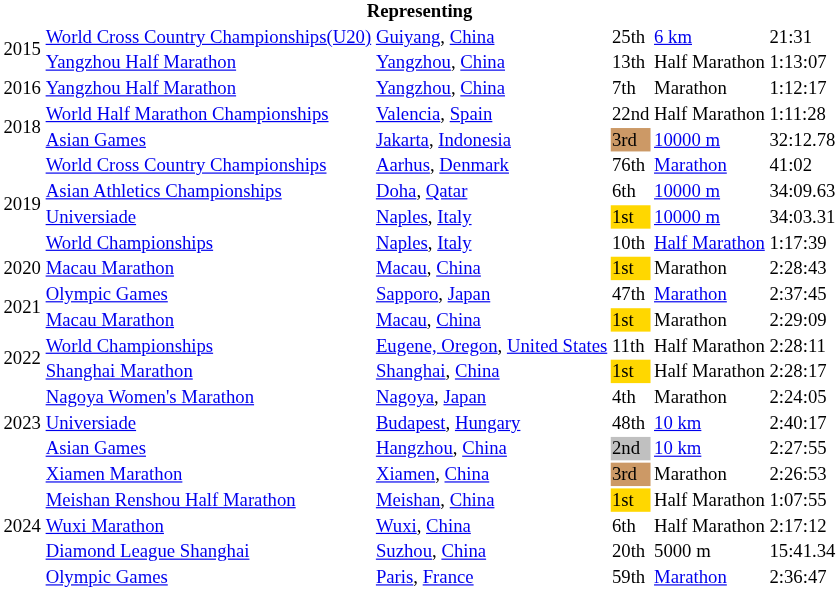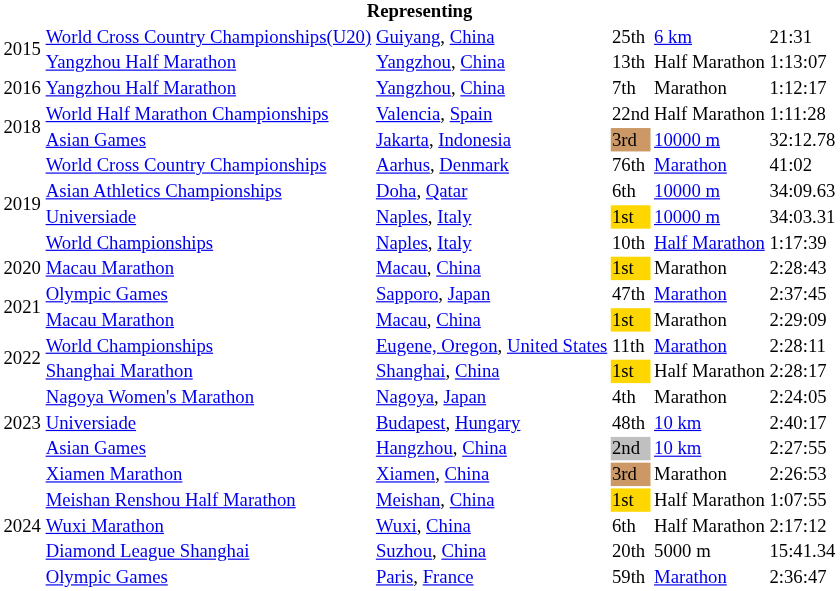(709, 345) Half Marathon -> (690, 345) Marathon
